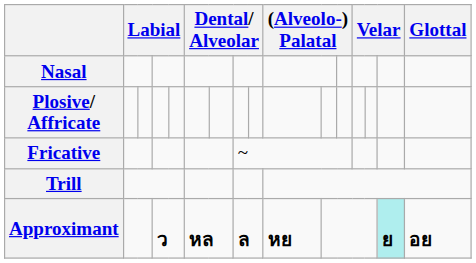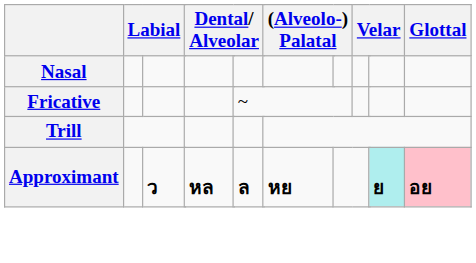- row: (64, 112)
(421, 239) no background -> (421, 187) pink background
